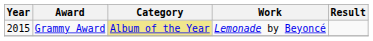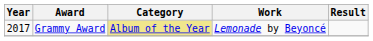(18, 28) 2015 -> (18, 28) 2017
